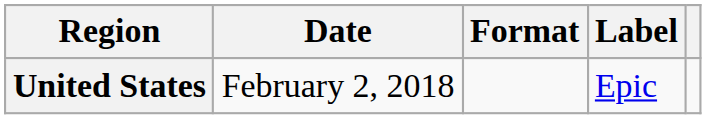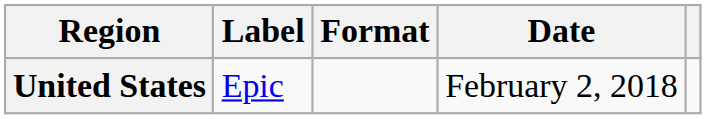columns swapped: (338, 31) <-> (636, 31)
